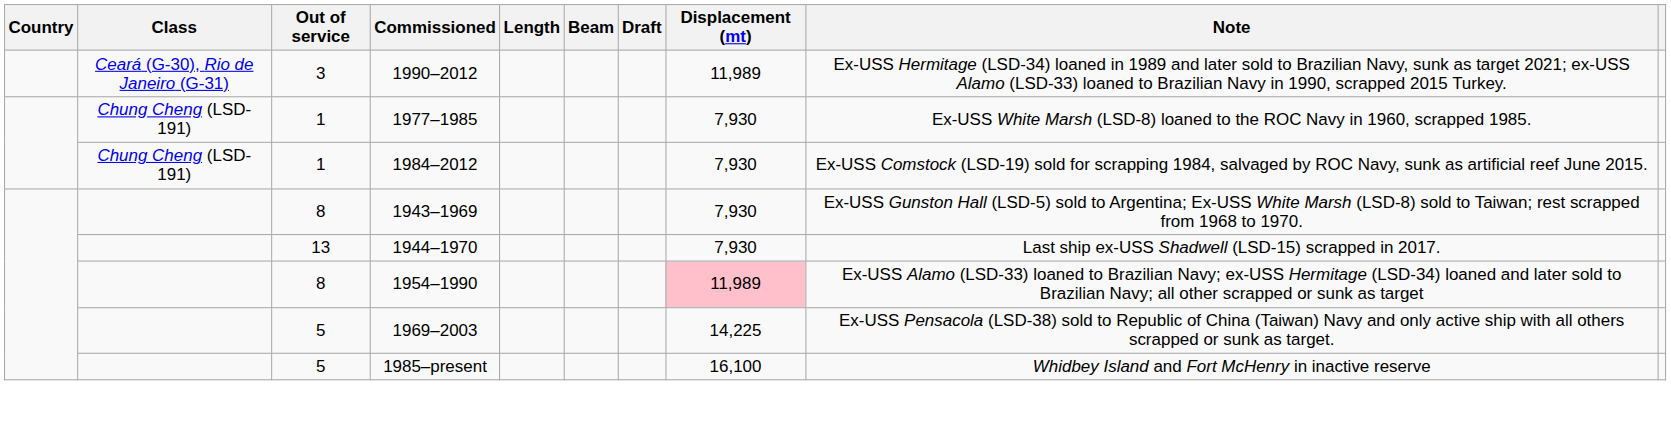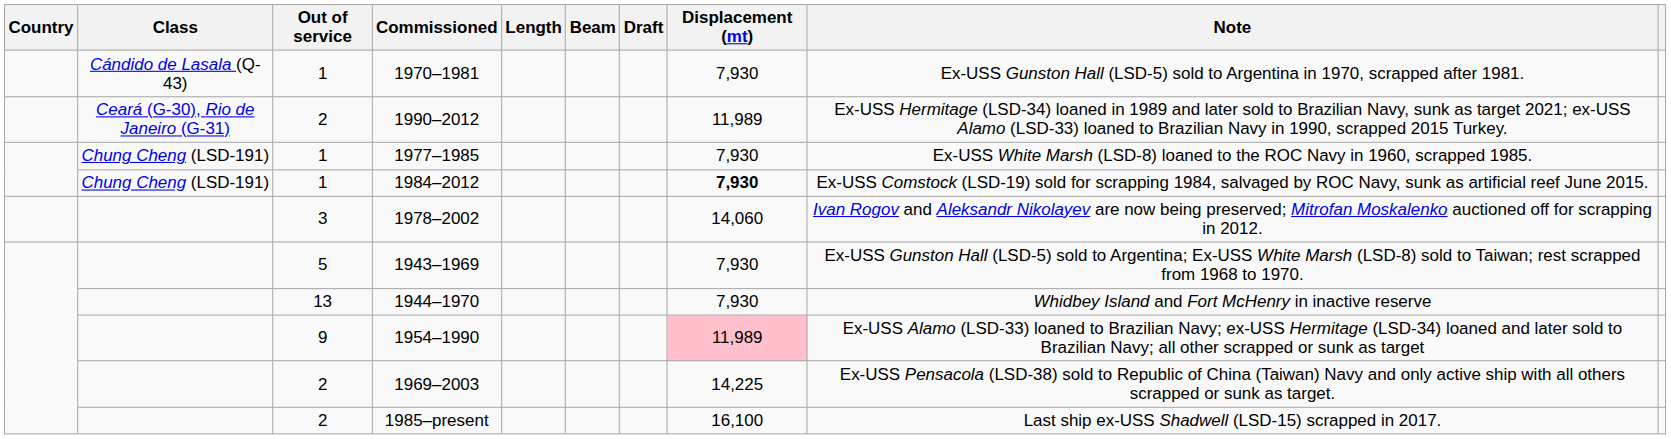+ row: (437, 73)
(321, 73) 3 -> (323, 119) 2
(736, 165) normal -> (737, 182) bold
+ row: (437, 219)
(321, 211) 8 -> (323, 265) 5
(1232, 247) Last ship ex-USS Shadwell (LSD-15) scrapped in 2017. -> (1232, 301) Whidbey Island and Fort McHenry in inactive reserve
(321, 284) 8 -> (323, 338) 9
(321, 330) 5 -> (323, 384) 2
(321, 366) 5 -> (323, 420) 2
(1232, 366) Whidbey Island and Fort McHenry in inactive reserve -> (1232, 420) Last ship ex-USS Shadwell (LSD-15) scrapped in 2017.
